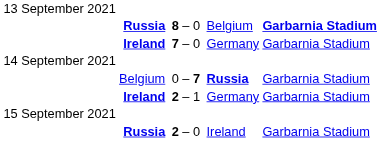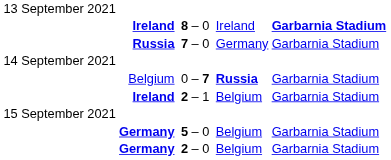(144, 26) Russia -> (154, 26) Ireland
(230, 26) Belgium -> (235, 26) Ireland
(144, 43) Ireland -> (154, 43) Russia
(233, 96) Germany -> (239, 96) Belgium
+ row: (60, 132)
(144, 131) Russia -> (147, 149) Germany
(226, 131) Ireland -> (239, 149) Belgium
